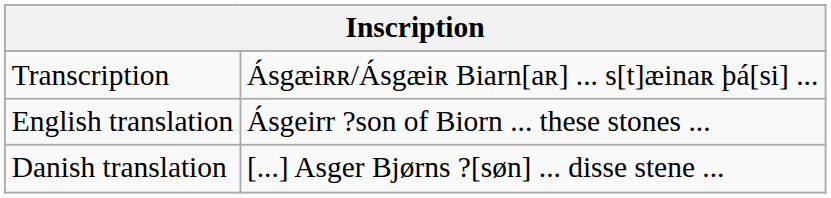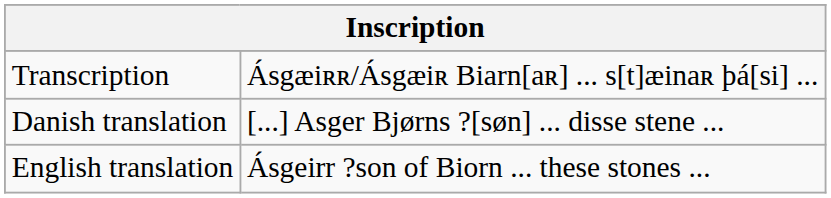rows swapped: (119, 167) <-> (123, 121)
